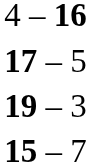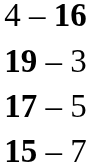rows swapped: (45, 60) <-> (45, 106)
